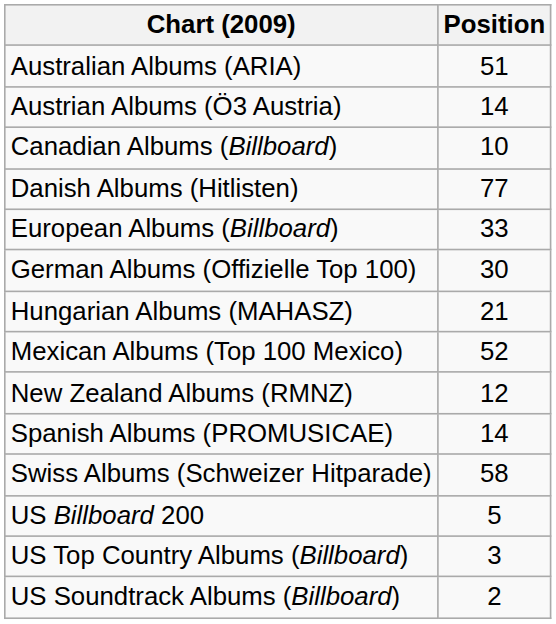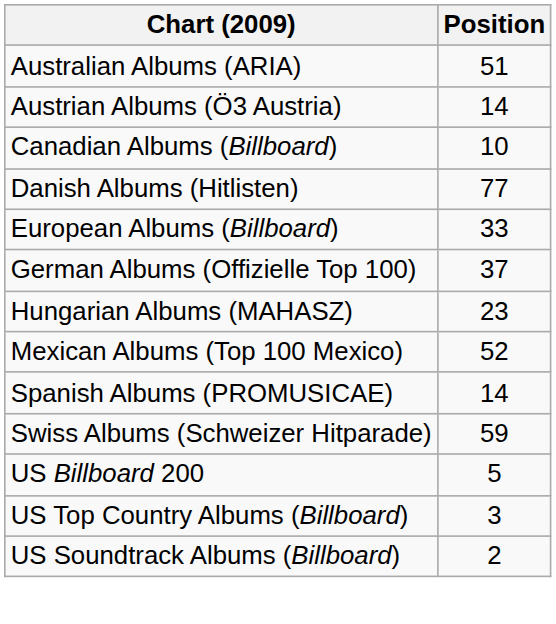(494, 270) 30 -> (494, 270) 37
(494, 310) 21 -> (494, 310) 23
- row: (182, 392)
(494, 474) 58 -> (494, 433) 59
